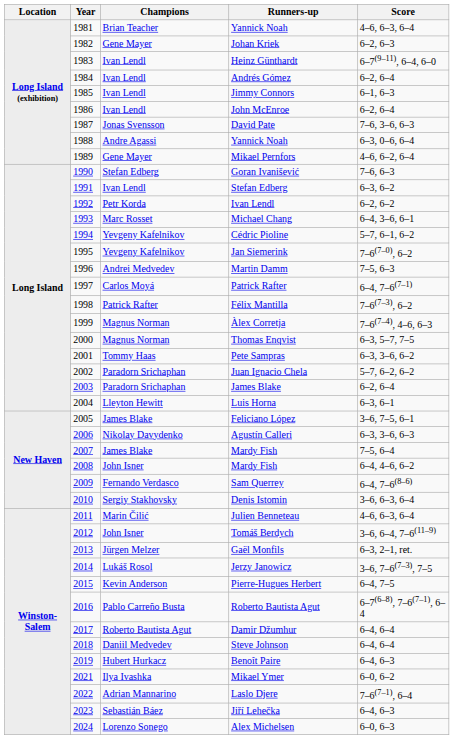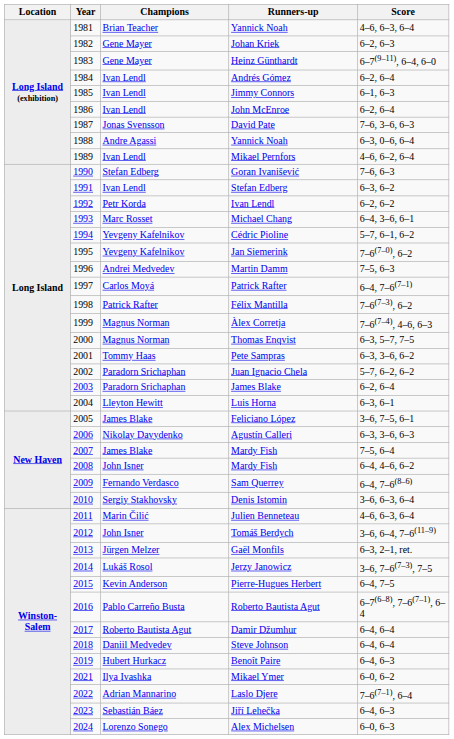(124, 60) Ivan Lendl -> (127, 60) Gene Mayer
(127, 156) Gene Mayer -> (124, 156) Ivan Lendl
